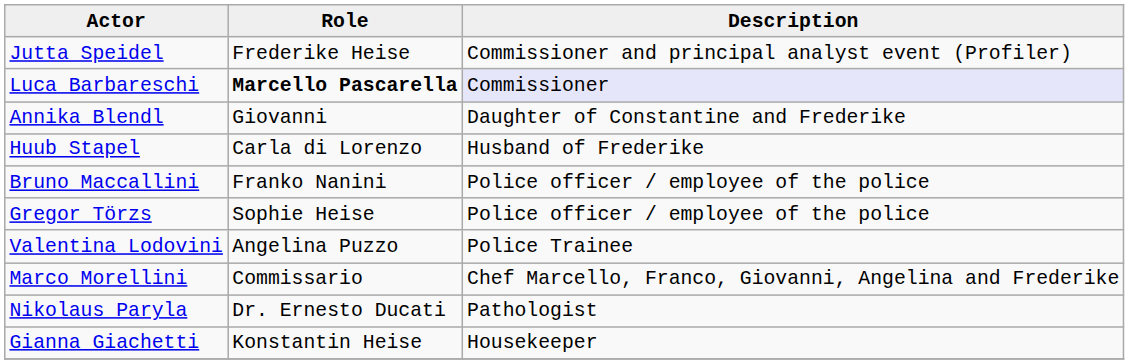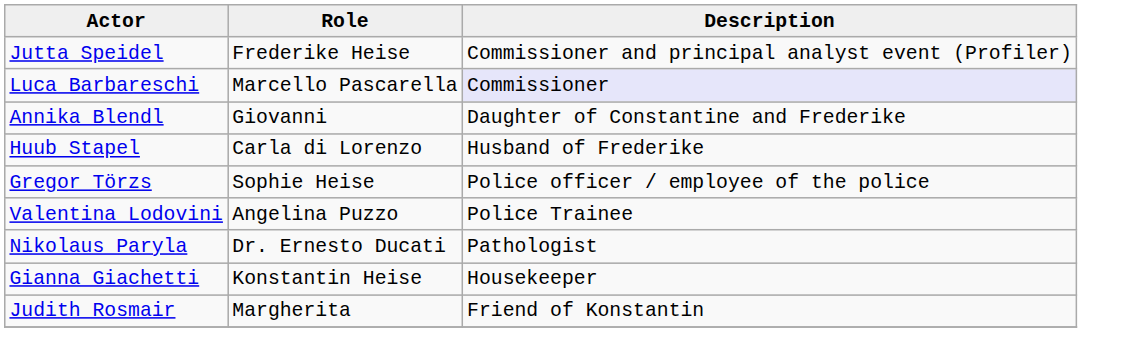(345, 85) bold -> (345, 85) normal
- row: (104, 182)
- row: (98, 279)
+ row: (92, 311)
